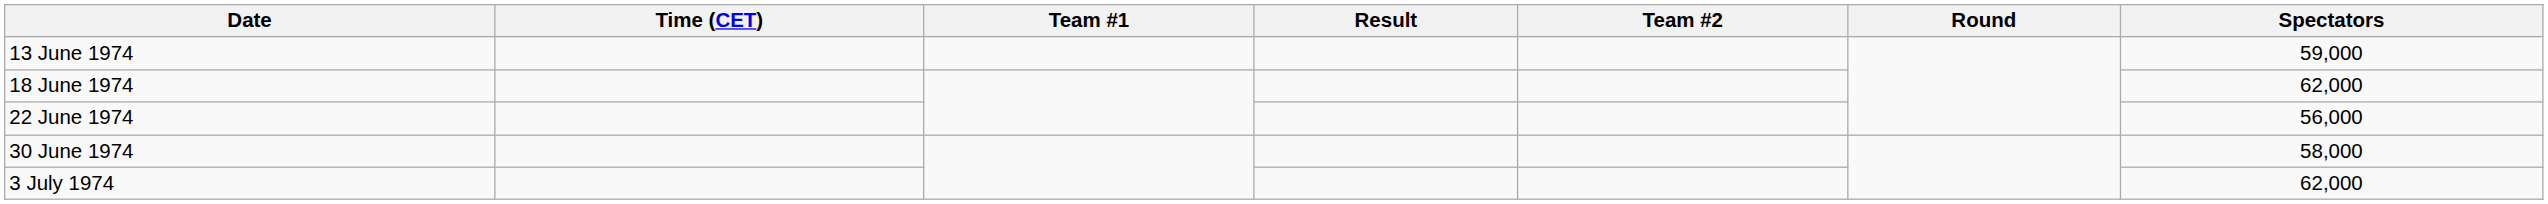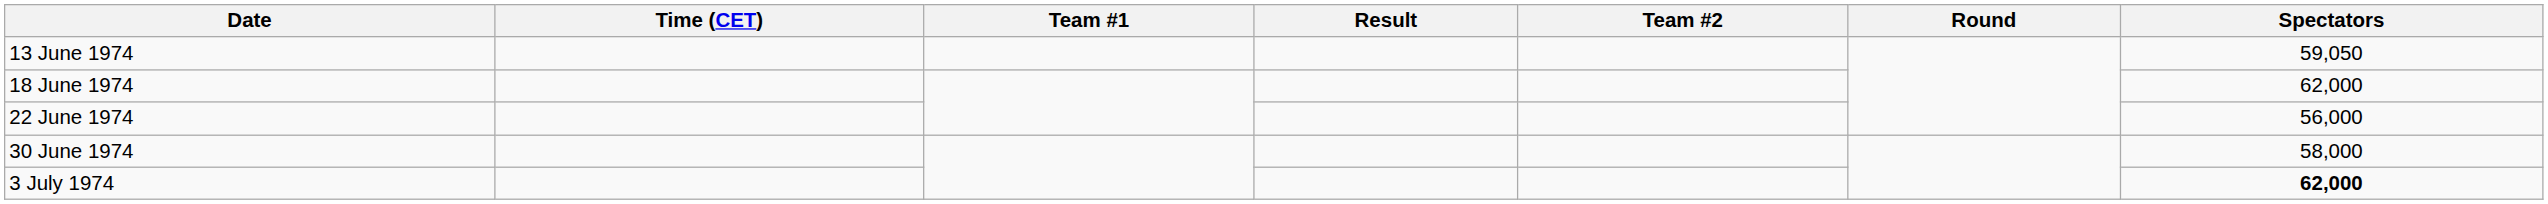(2331, 53) 59,000 -> (2331, 53) 59,050
(2331, 183) normal -> (2331, 183) bold
